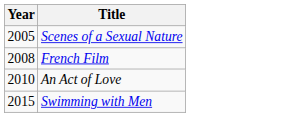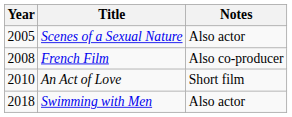+ column: (236, 15)
(21, 101) 2015 -> (21, 101) 2018
